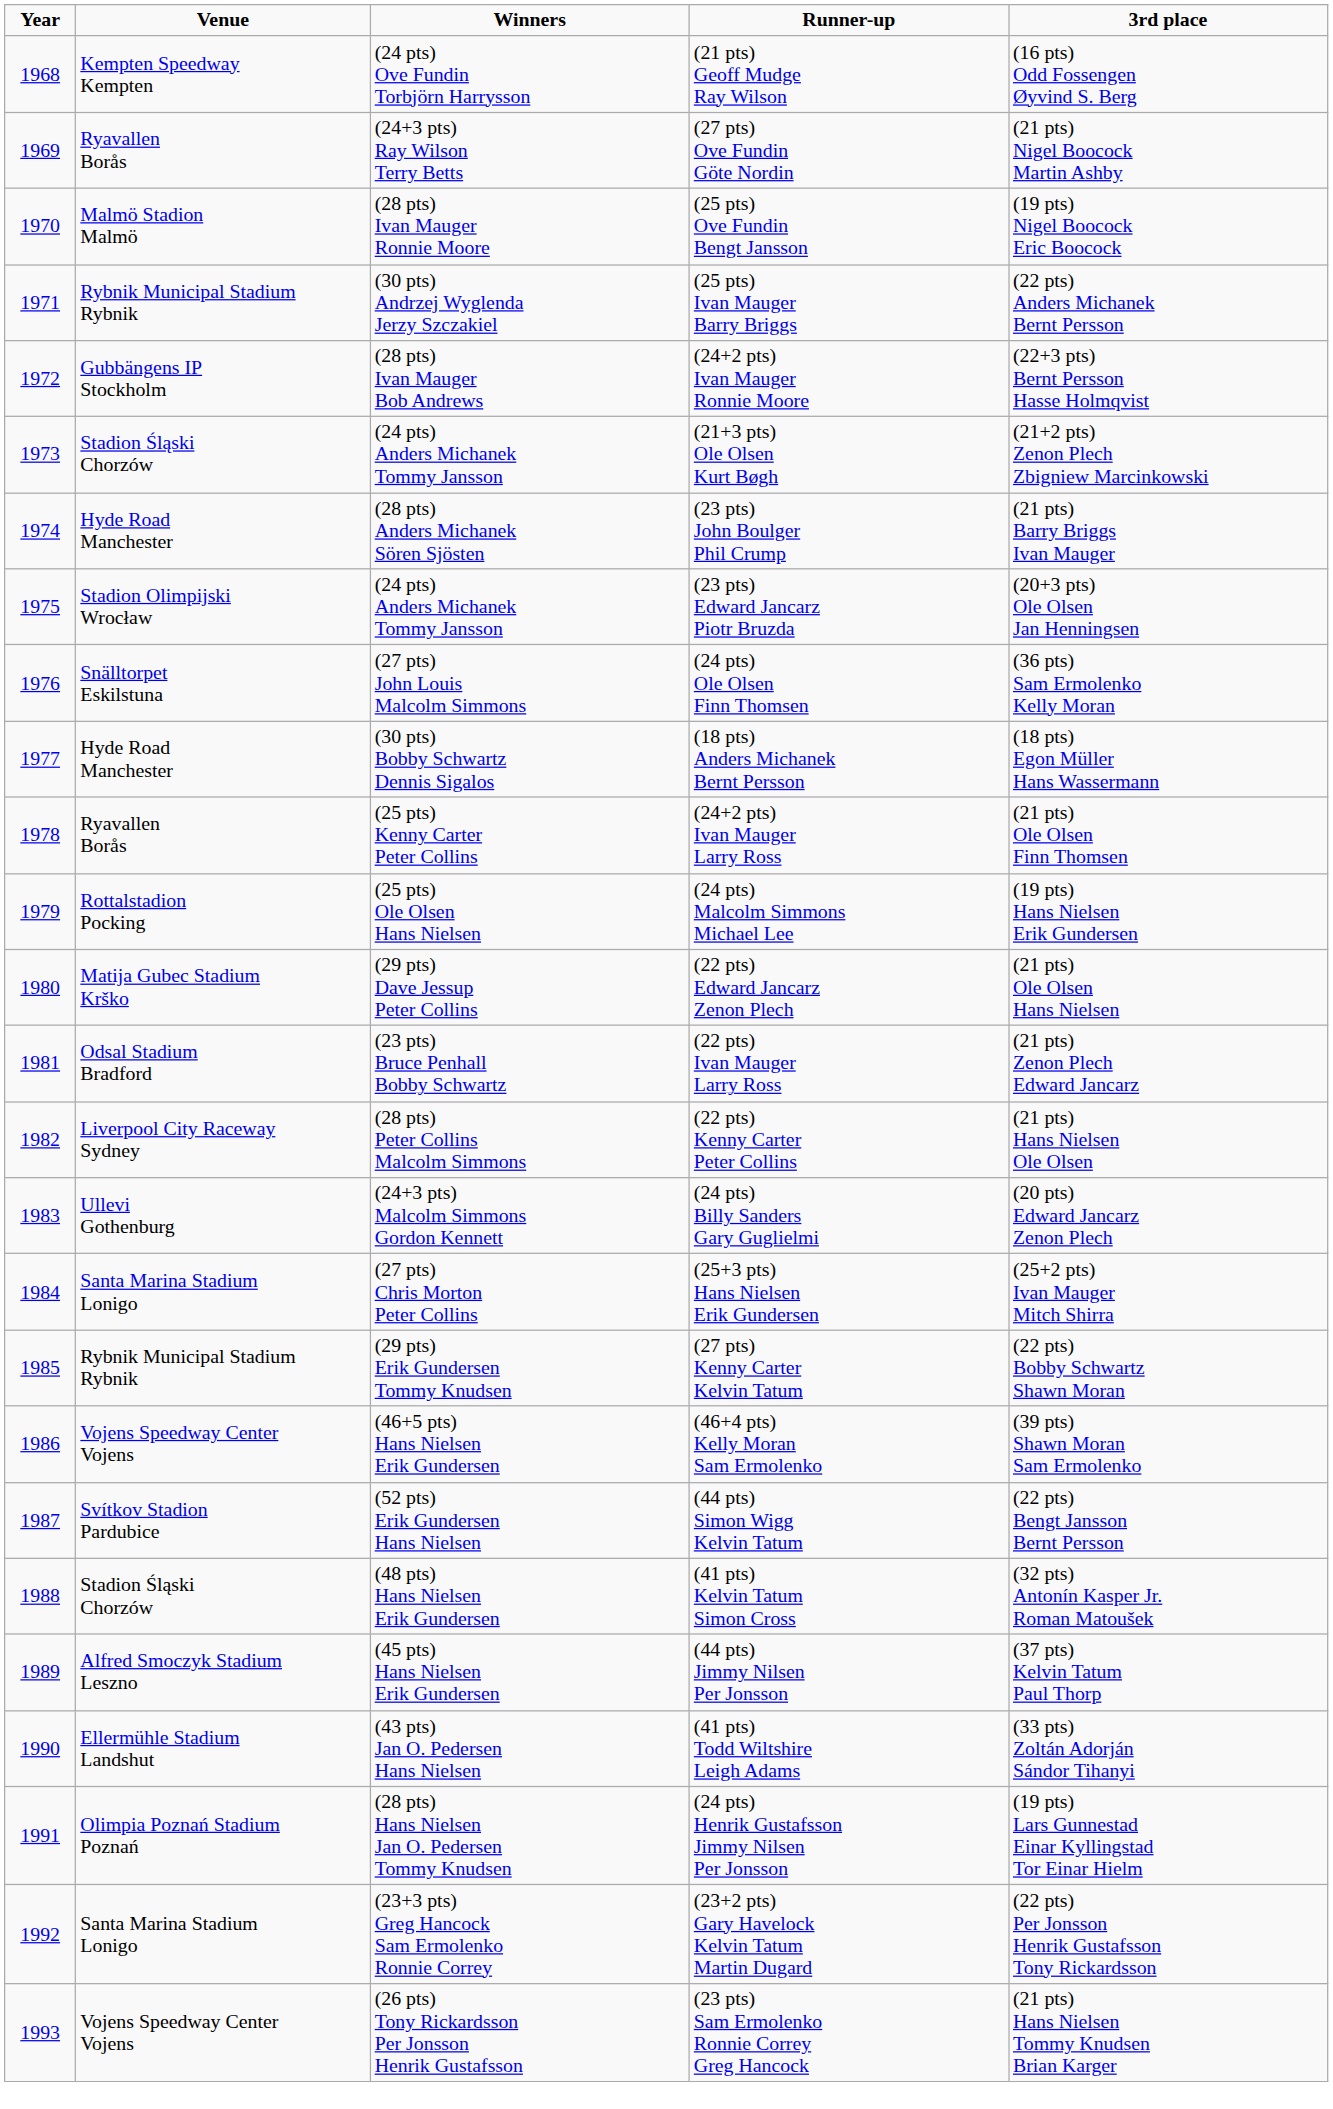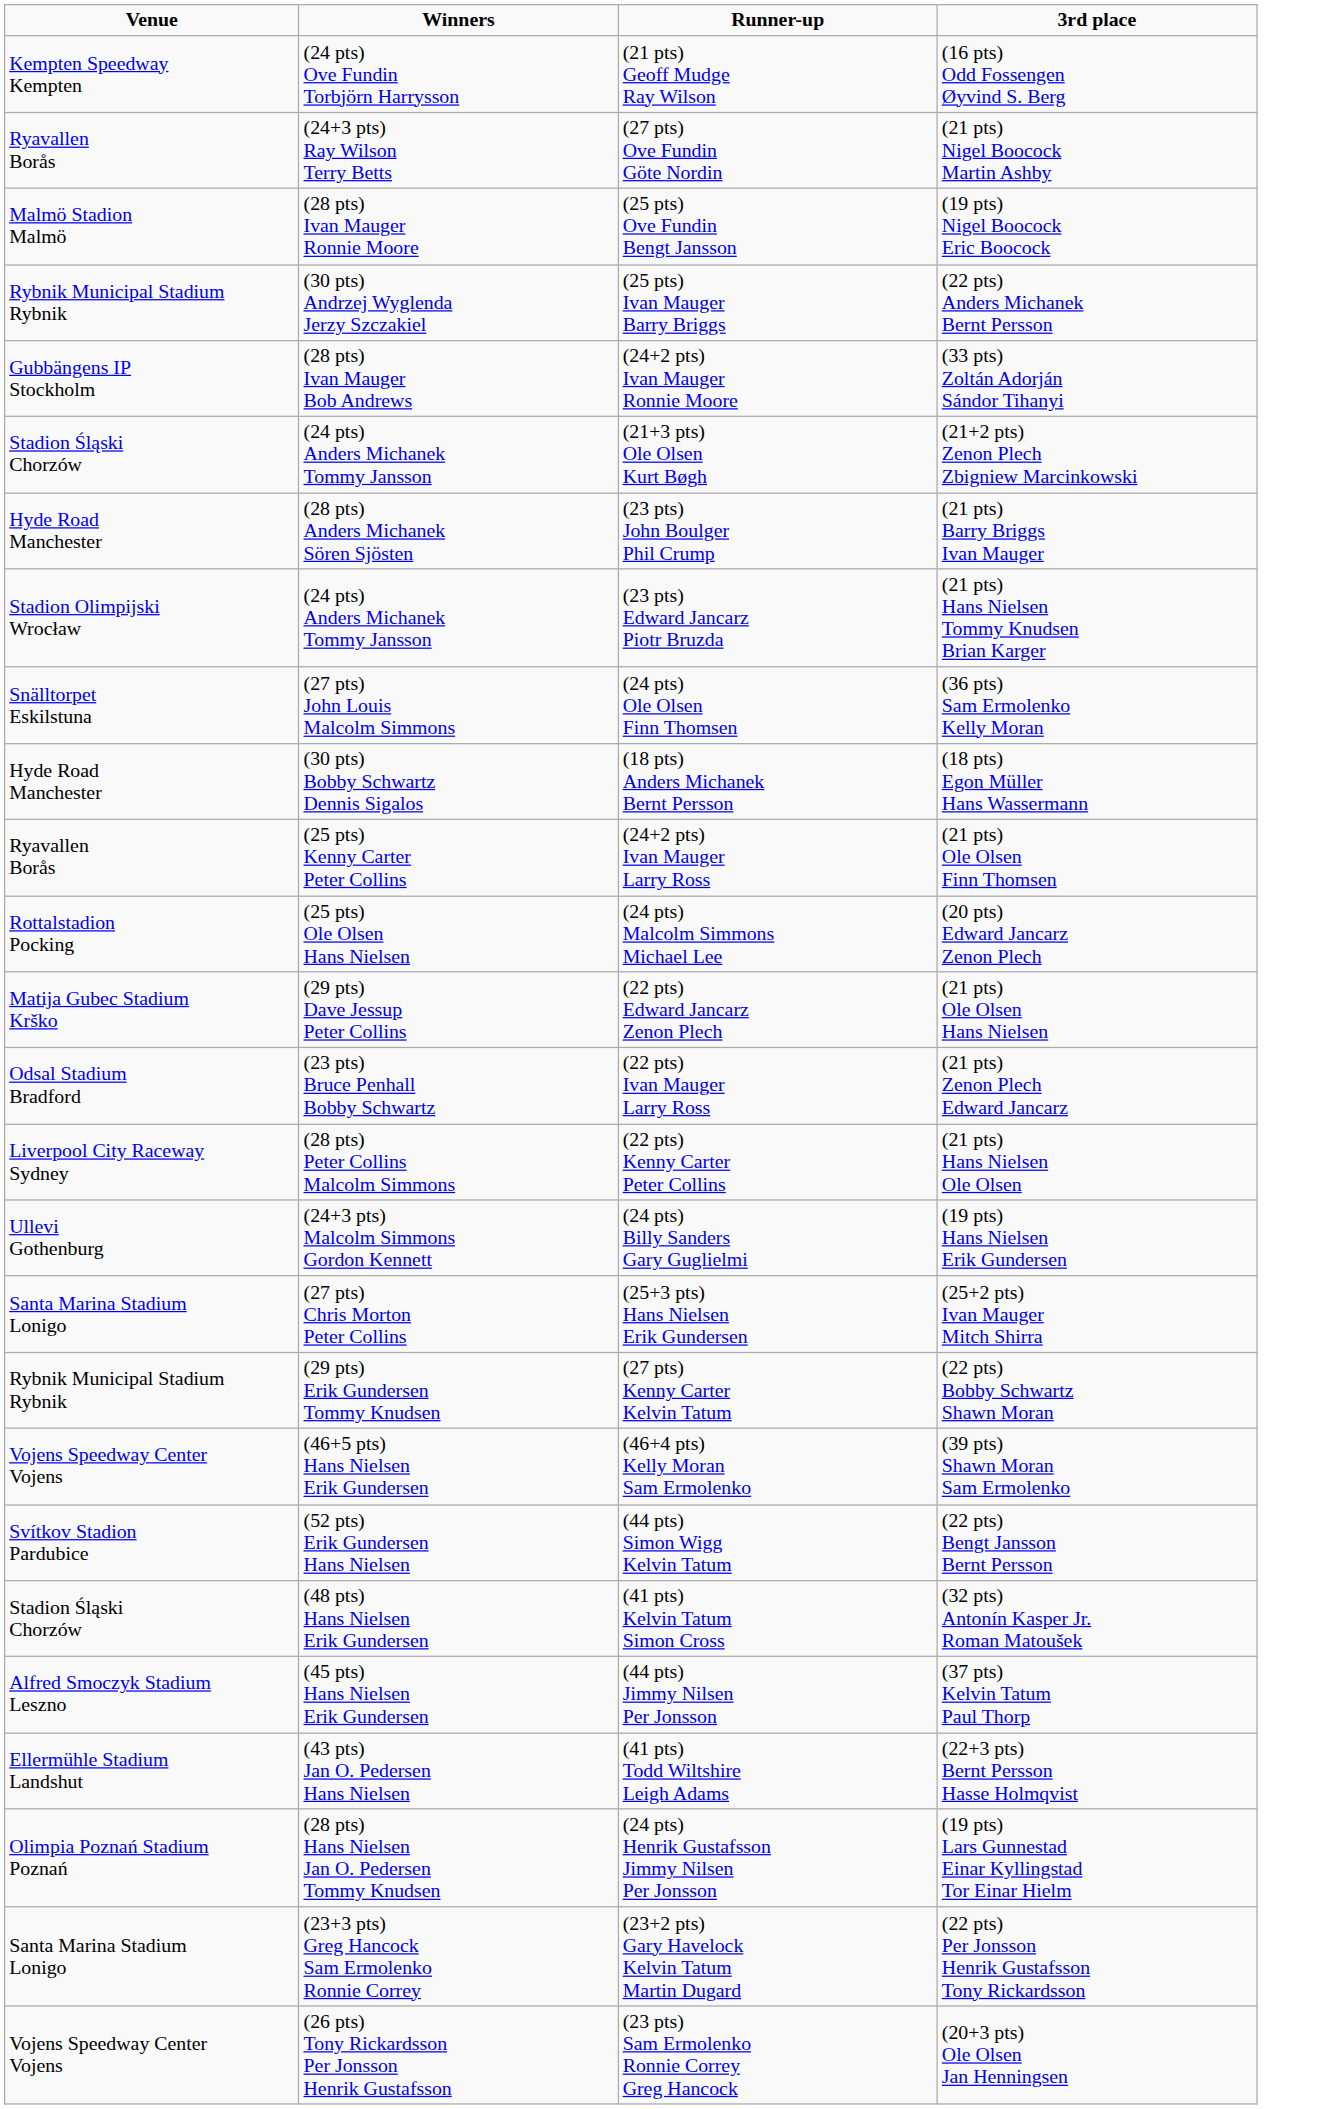- column: (40, 20)
(1081, 378) (22+3 pts) Bernt Persson Hasse Holmqvist -> (1003, 378) (33 pts) Zoltán Adorján Sándor Tihanyi
(1076, 606) (20+3 pts) Ole Olsen Jan Henningsen -> (1010, 617) (21 pts) Hans Nielsen Tommy Knudsen Brian Karger
(1076, 911) (19 pts) Hans Nielsen Erik Gundersen -> (1005, 933) (20 pts) Edward Jancarz Zenon Plech
(1076, 1215) (20 pts) Edward Jancarz Zenon Plech -> (1004, 1237) (19 pts) Hans Nielsen Erik Gundersen
(1074, 1748) (33 pts) Zoltán Adorján Sándor Tihanyi -> (1010, 1770) (22+3 pts) Bernt Persson Hasse Holmqvist
(1081, 2032) (21 pts) Hans Nielsen Tommy Knudsen Brian Karger -> (1005, 2054) (20+3 pts) Ole Olsen Jan Henningsen
